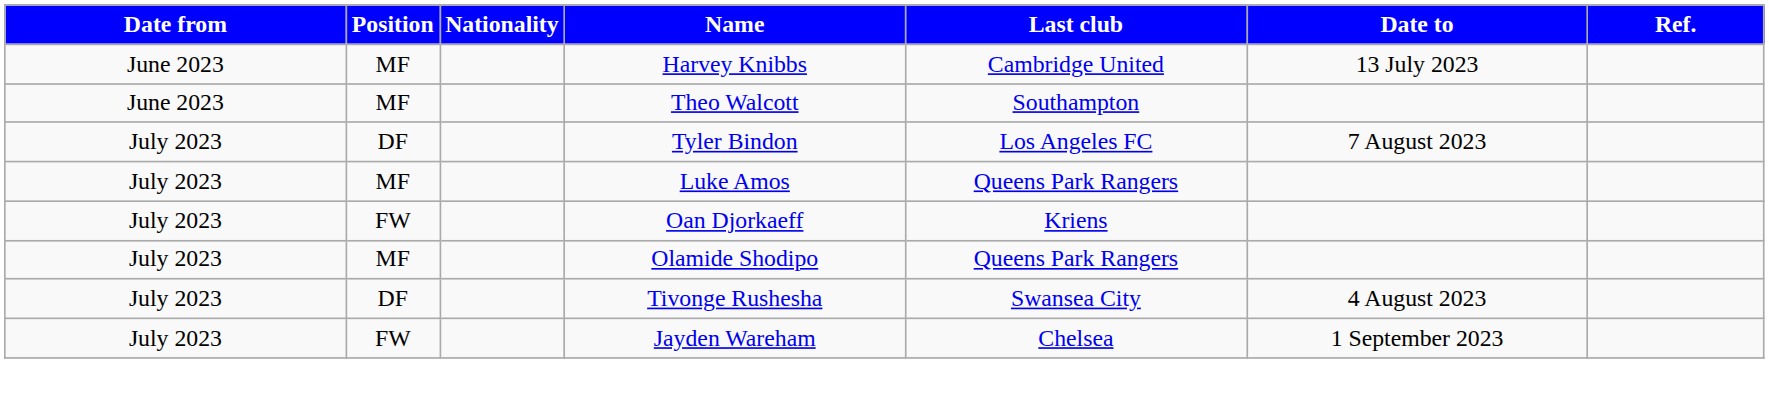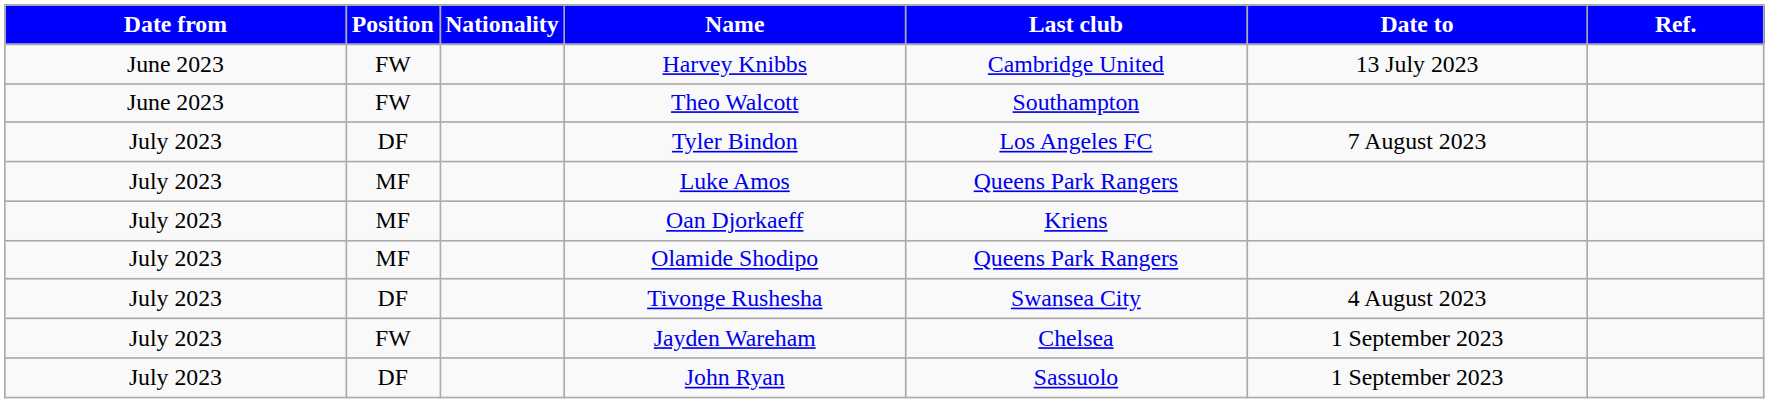(393, 63) MF -> (393, 63) FW
(393, 102) MF -> (393, 102) FW
(393, 220) FW -> (393, 220) MF
+ row: (735, 377)
